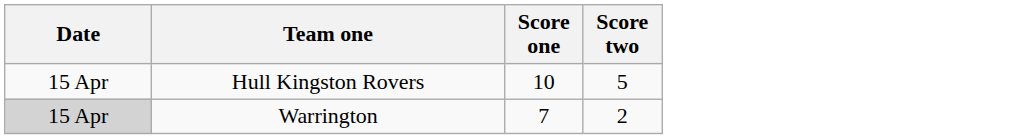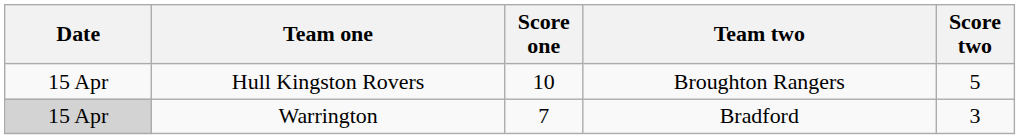+ column: (759, 34)
(622, 116) 2 -> (975, 116) 3
